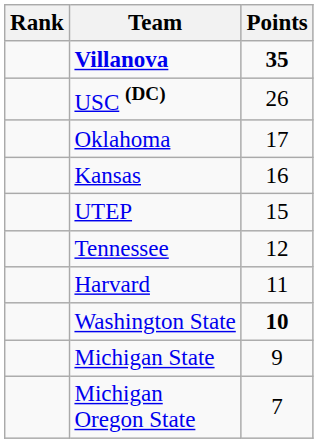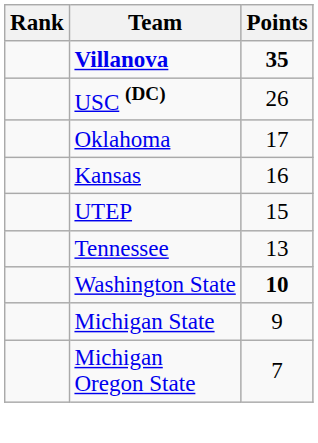(277, 248) 12 -> (277, 248) 13
- row: (112, 284)
